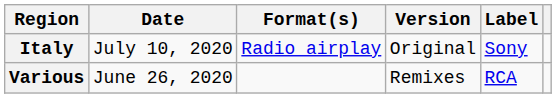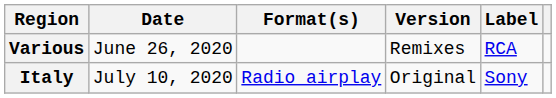rows swapped: (47, 78) <-> (47, 49)
